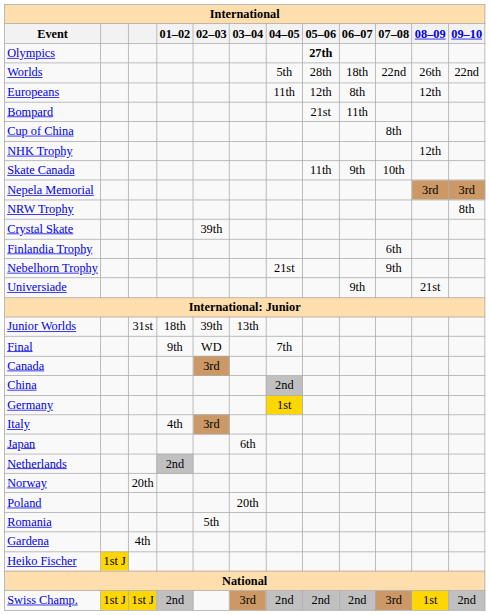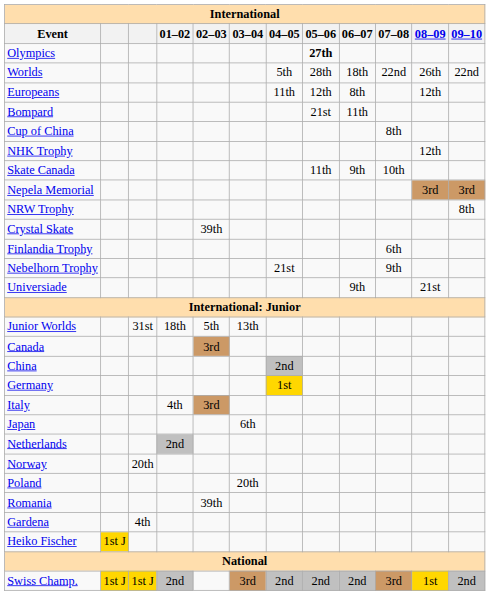(211, 326) 39th -> (211, 326) 5th
- row: (20, 346)
(211, 522) 5th -> (211, 502) 39th
